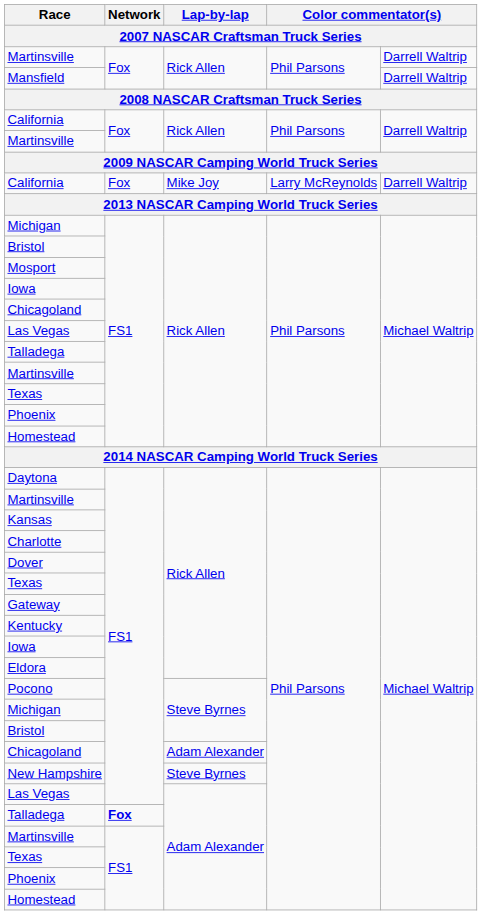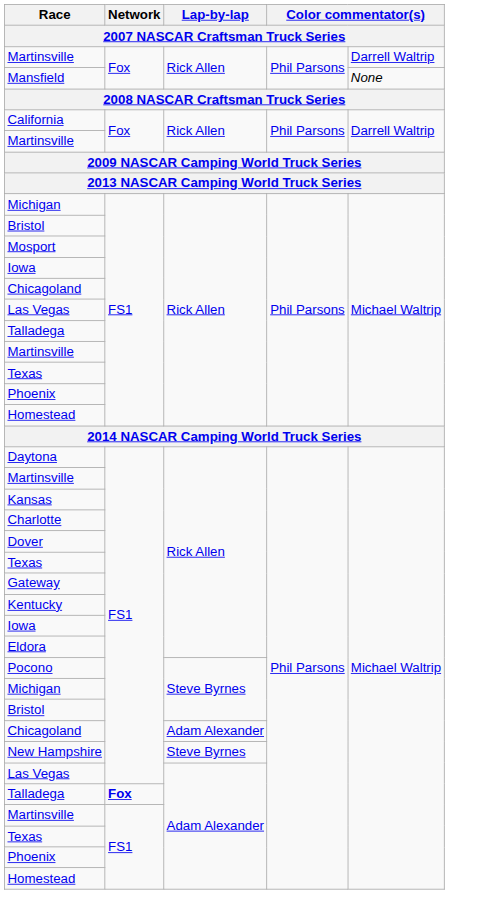(425, 78) Darrell Waltrip -> (367, 78) None
- row: (36, 183)
